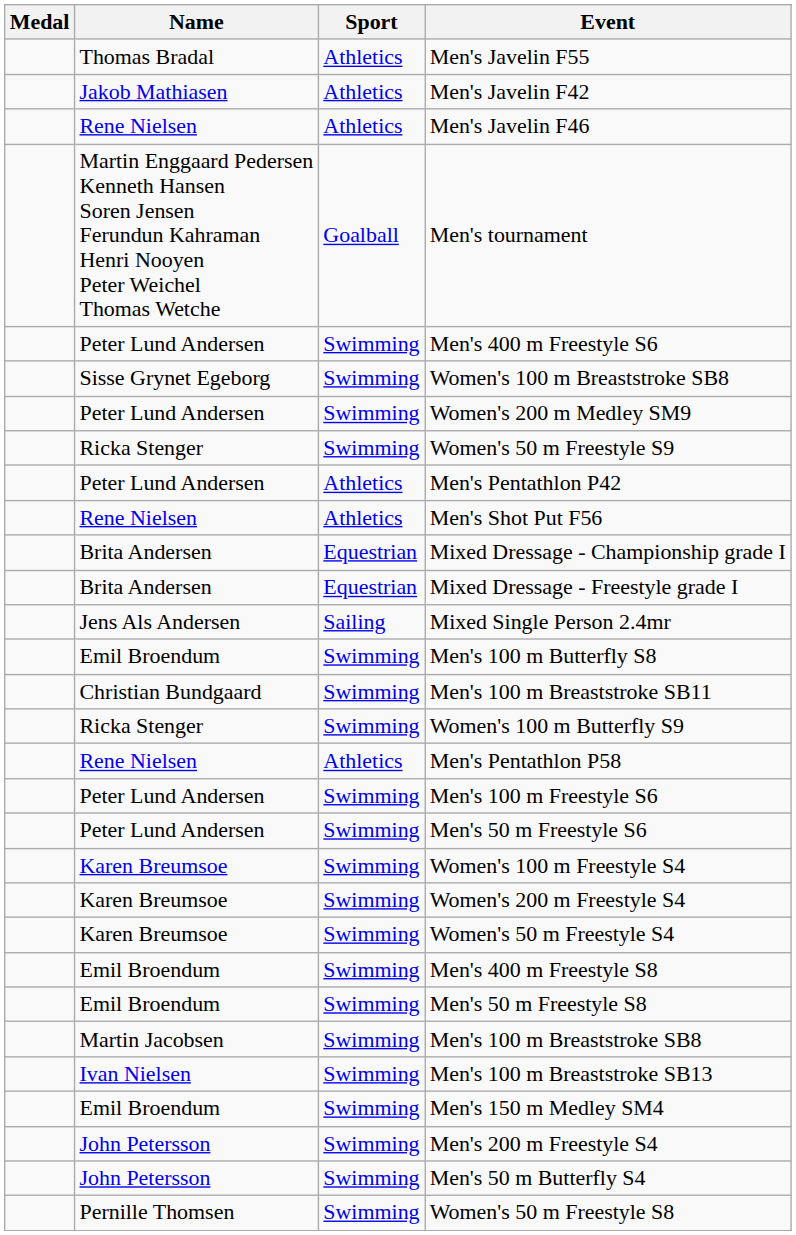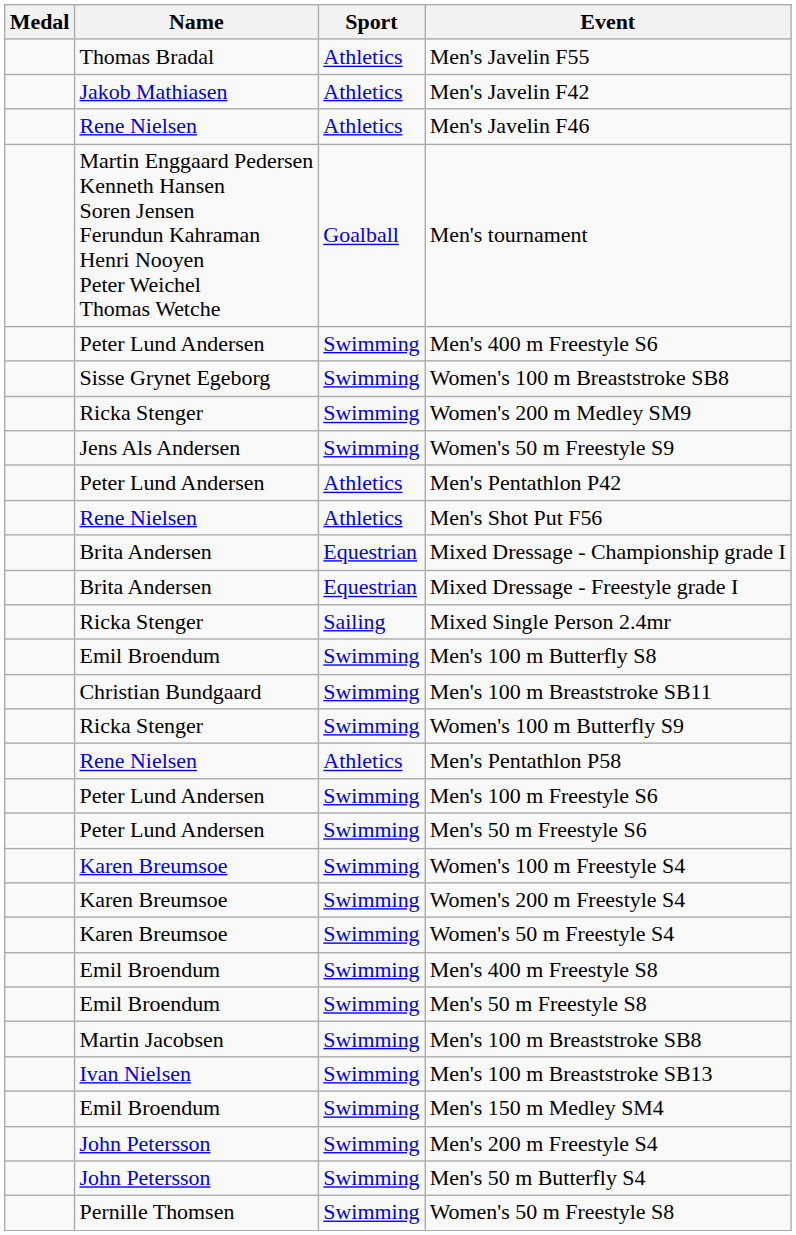(172, 413) Peter Lund Andersen -> (141, 413) Ricka Stenger
(141, 447) Ricka Stenger -> (160, 447) Jens Als Andersen
(160, 621) Jens Als Andersen -> (141, 621) Ricka Stenger
